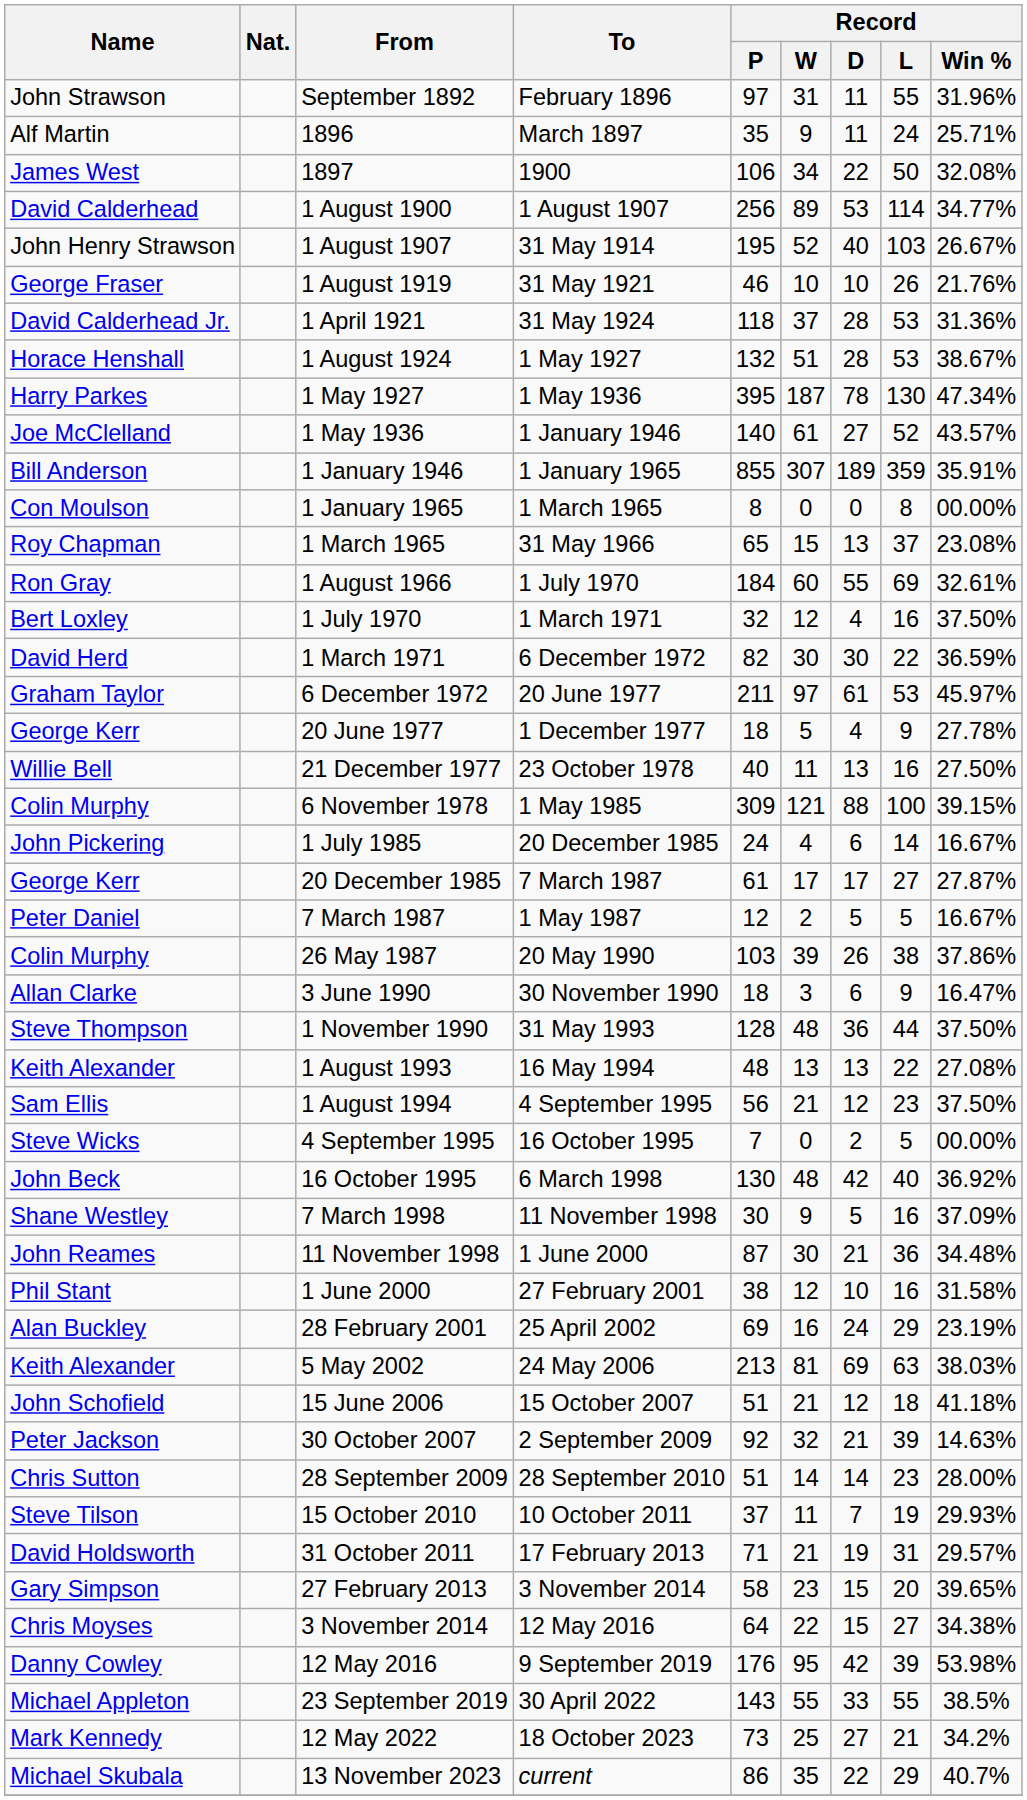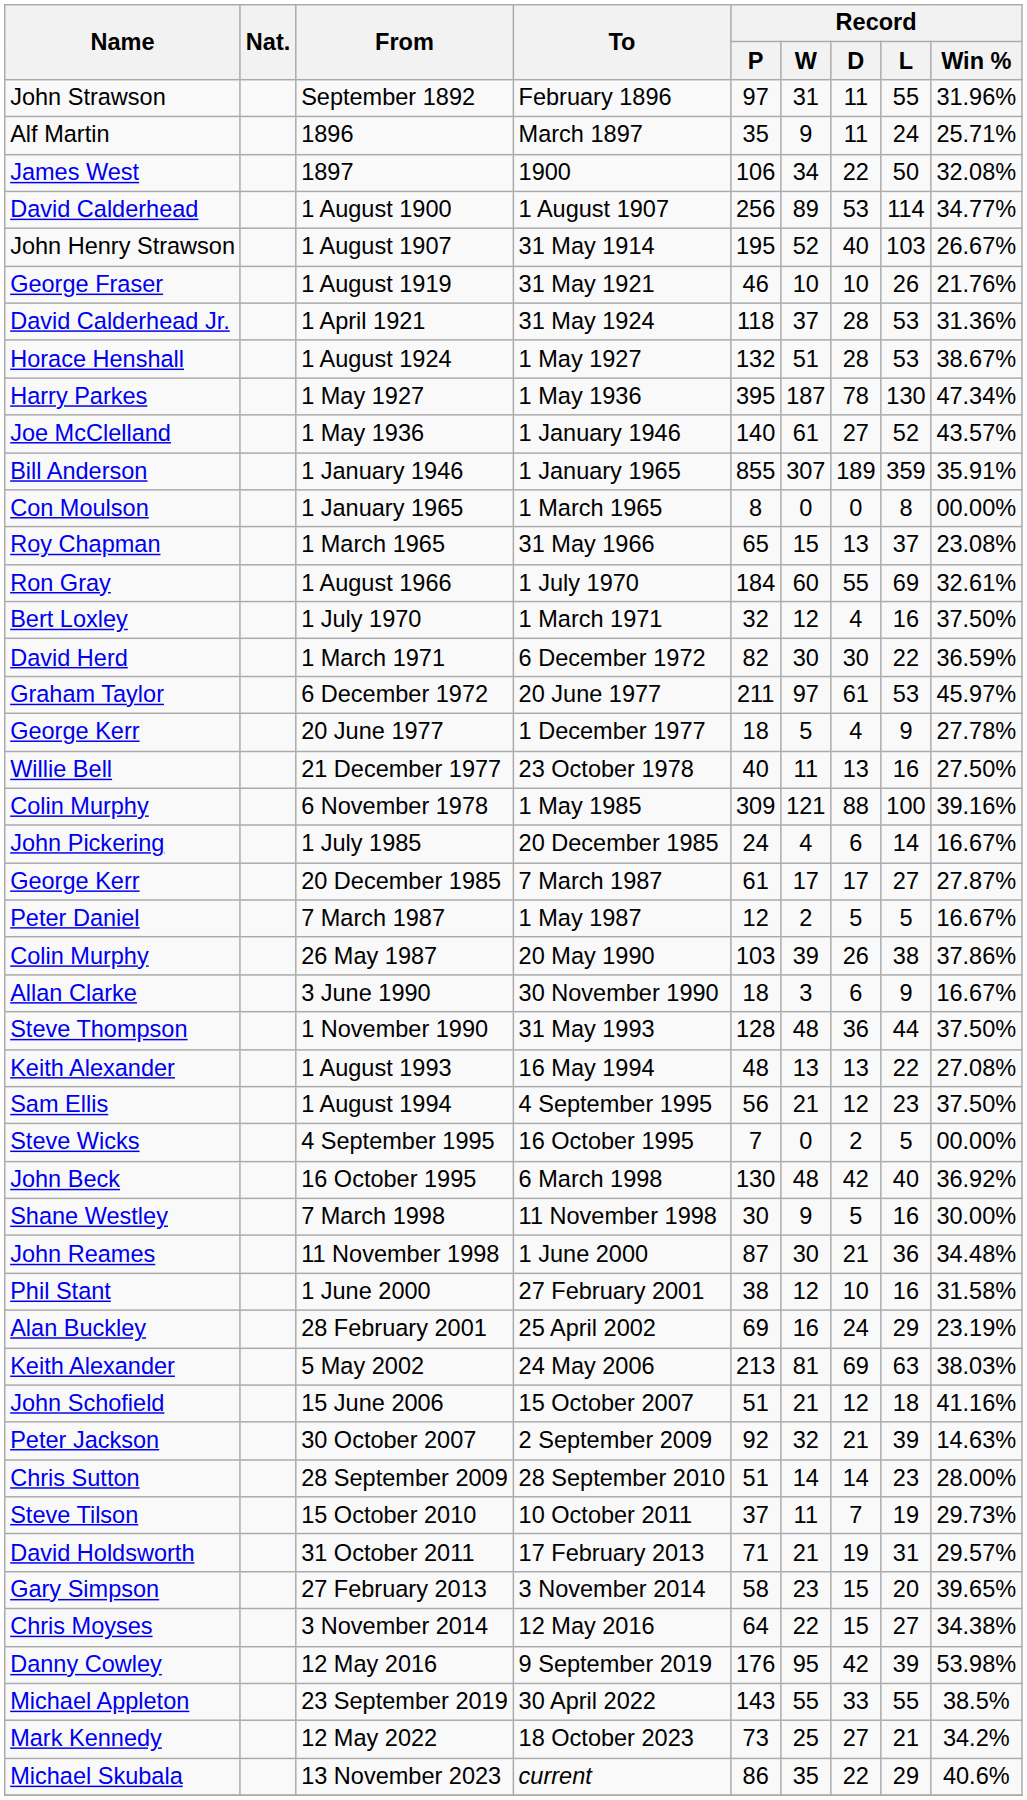(976, 806) 39.15% -> (976, 806) 39.16%
(976, 992) 16.47% -> (976, 992) 16.67%
(976, 1216) 37.09% -> (976, 1216) 30.00%
(976, 1403) 41.18% -> (976, 1403) 41.16%
(976, 1515) 29.93% -> (976, 1515) 29.73%
(976, 1776) 40.7% -> (976, 1776) 40.6%
